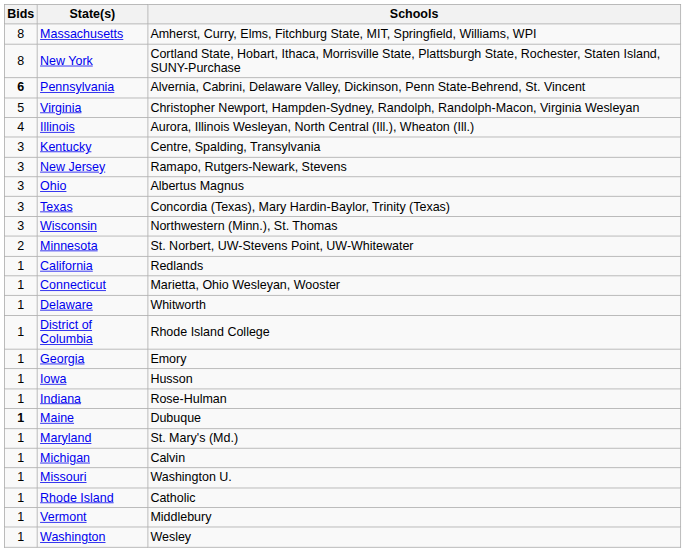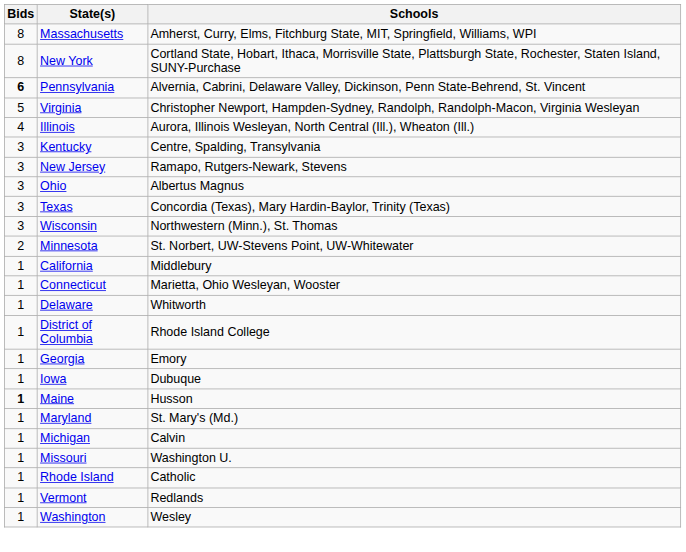(177, 265) Redlands -> (181, 265) Middlebury
(172, 378) Husson -> (176, 378) Dubuque
- row: (61, 398)
(176, 418) Dubuque -> (172, 398) Husson
(181, 517) Middlebury -> (177, 497) Redlands
